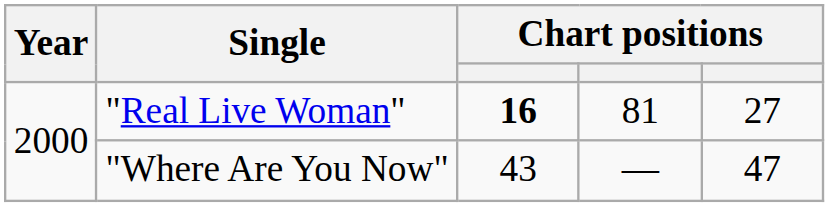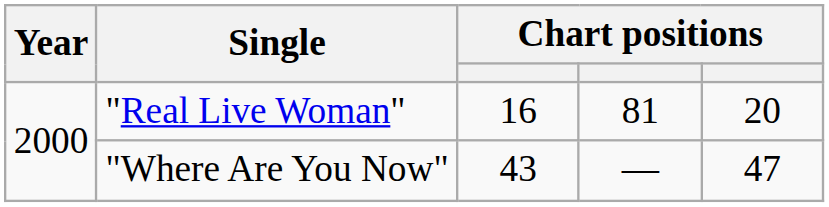(518, 110) bold -> (518, 110) normal
(762, 110) 27 -> (762, 110) 20
